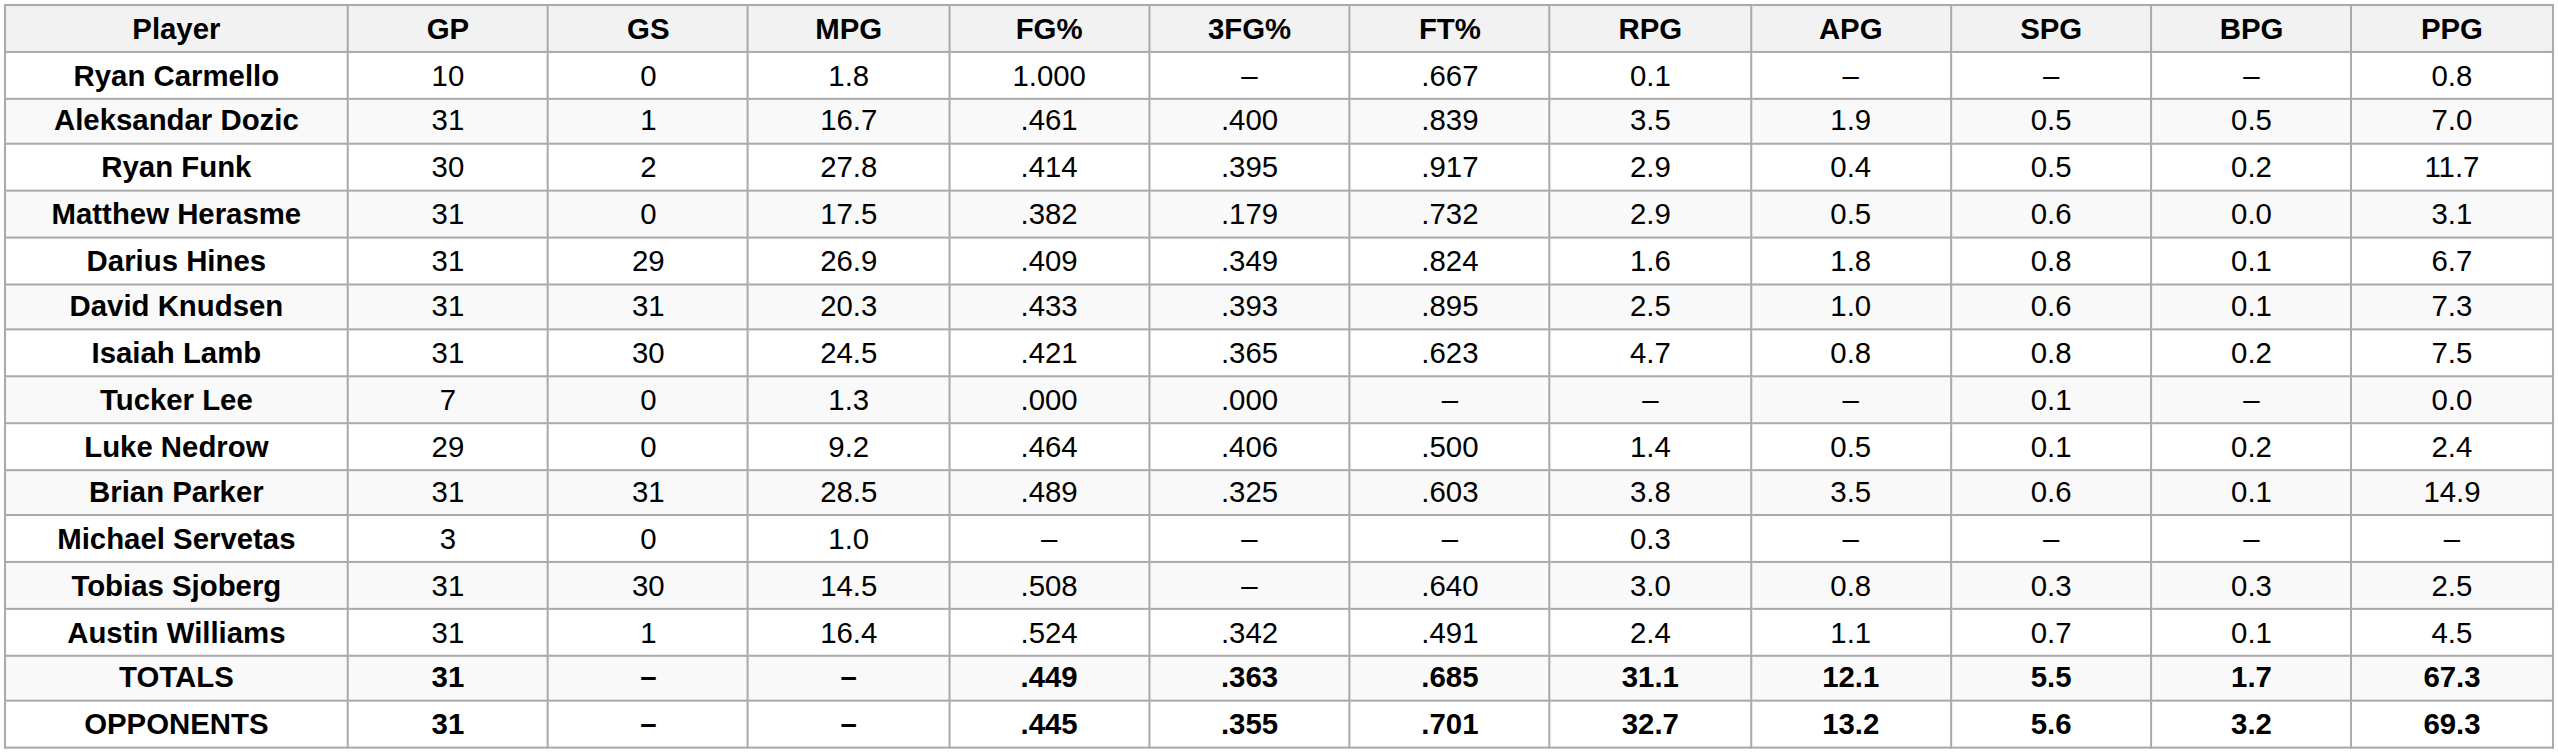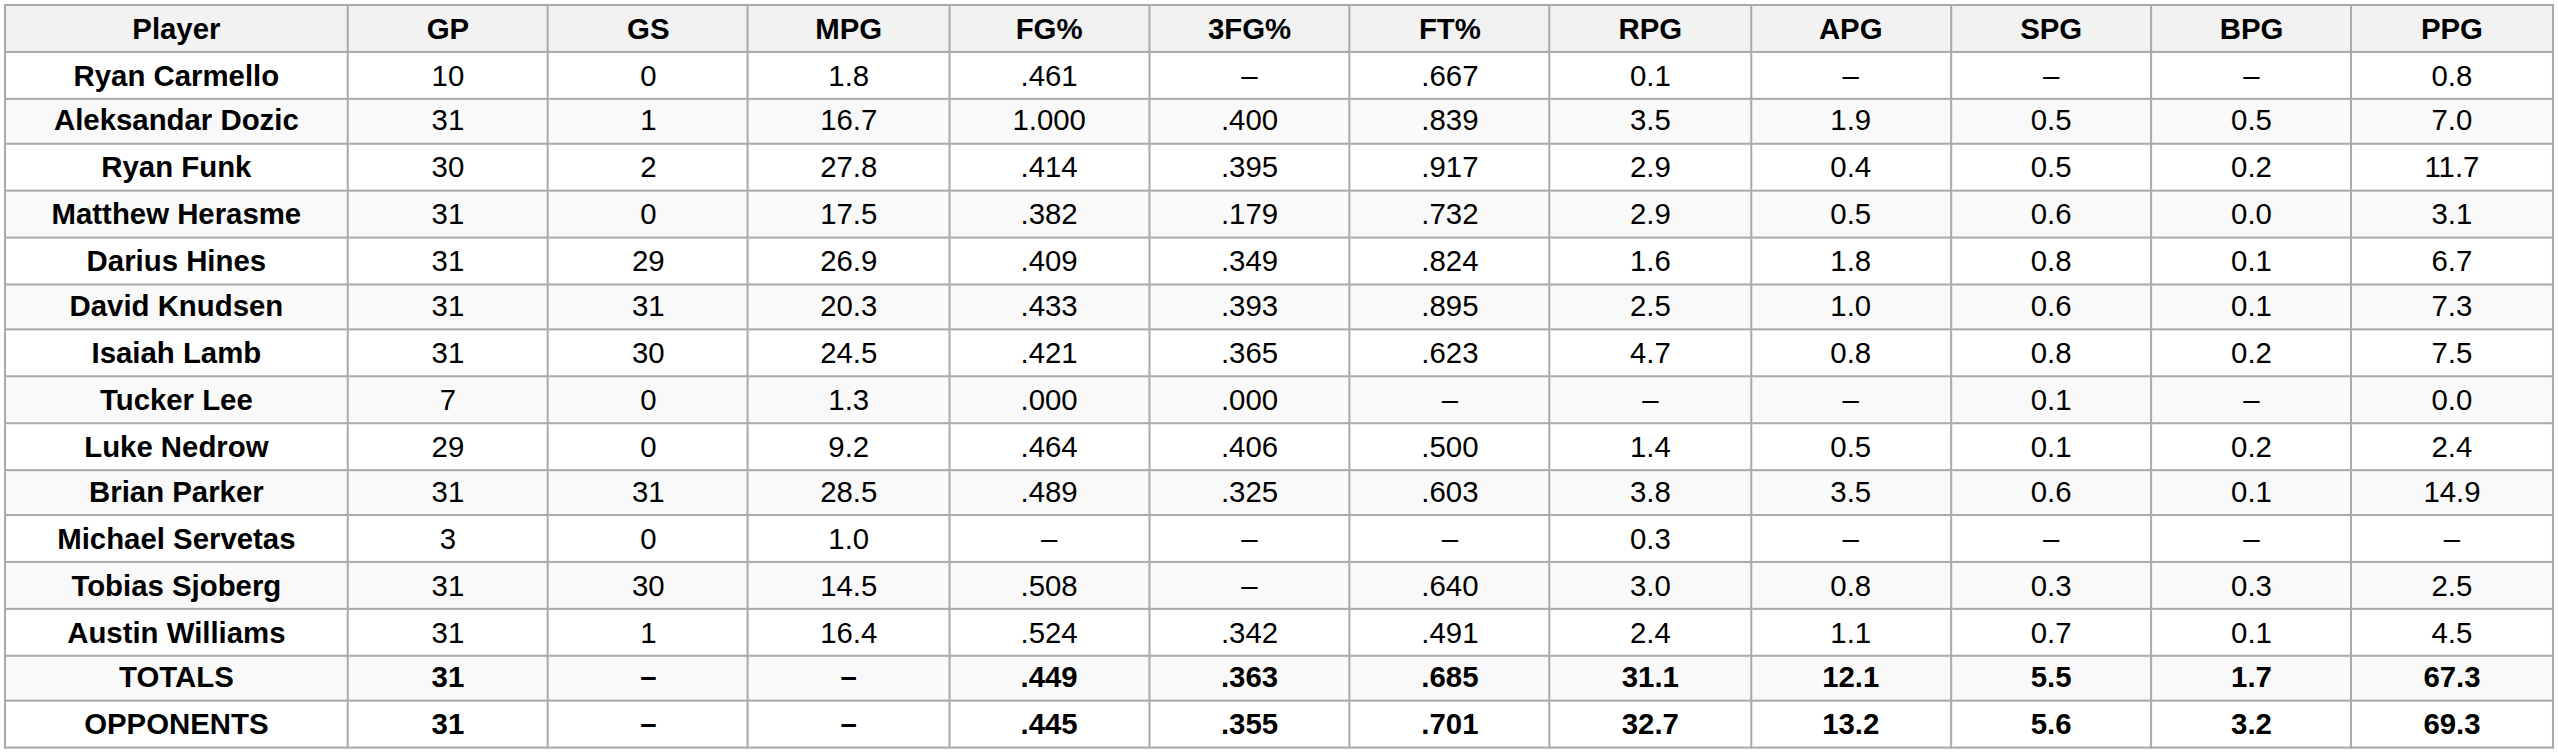(1049, 75) 1.000 -> (1049, 75) .461
(1049, 121) .461 -> (1049, 121) 1.000
